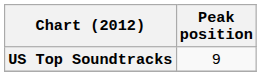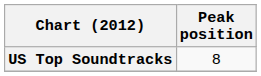(216, 59) 9 -> (216, 59) 8
